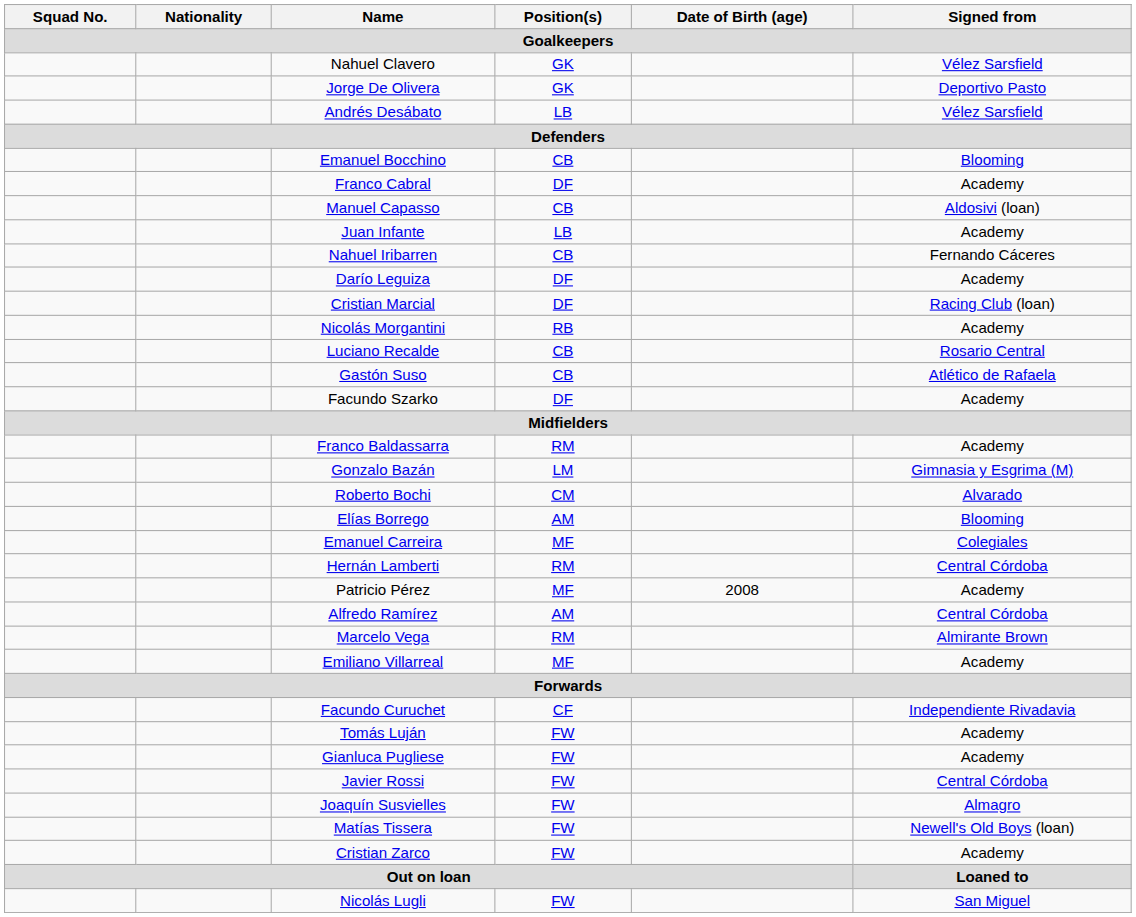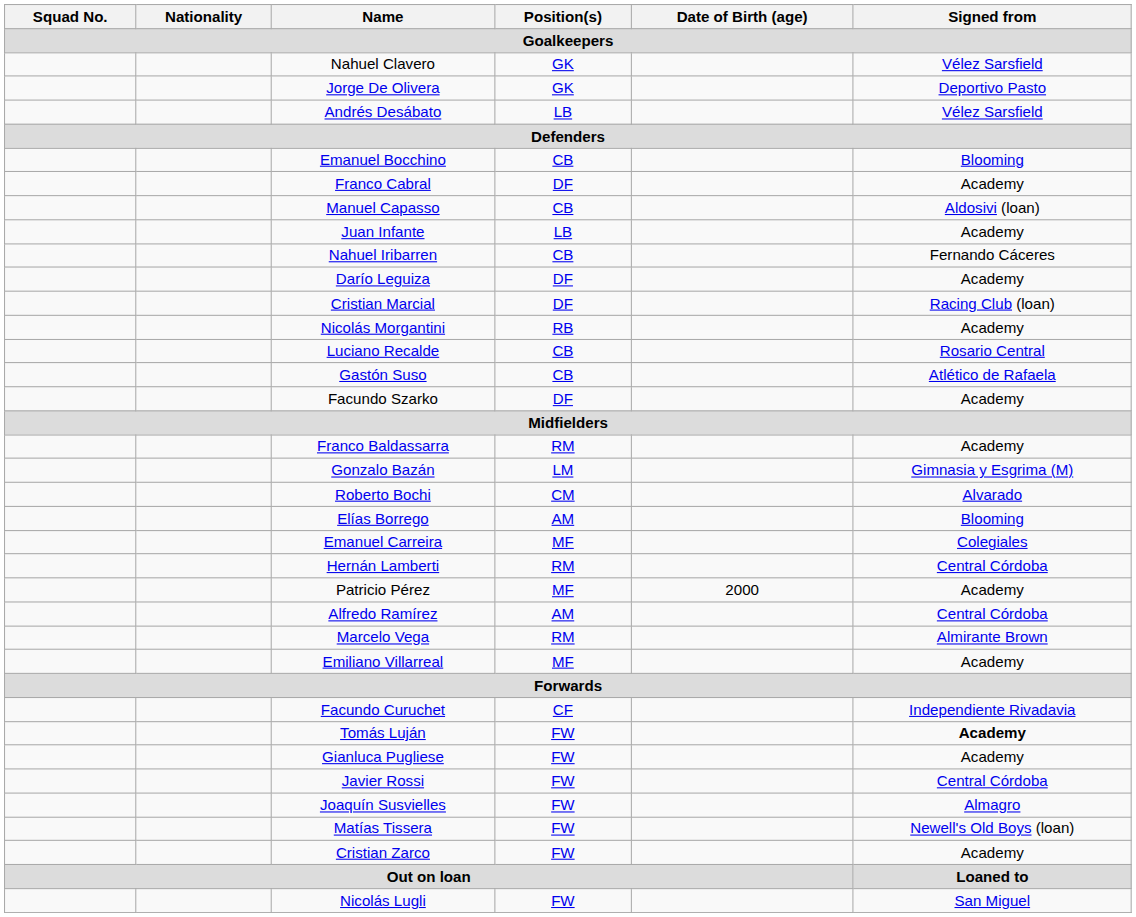(742, 590) 2008 -> (742, 590) 2000
(992, 733) normal -> (992, 733) bold
